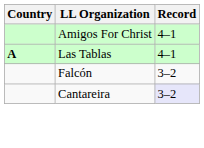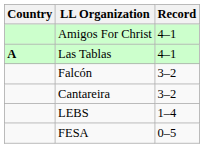(167, 93) lavender background -> (167, 93) no background
+ row: (73, 113)
+ row: (73, 133)
